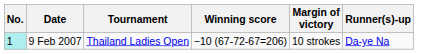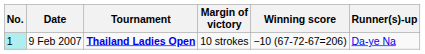columns swapped: (240, 19) <-> (316, 19)
(138, 41) normal -> (141, 41) bold
